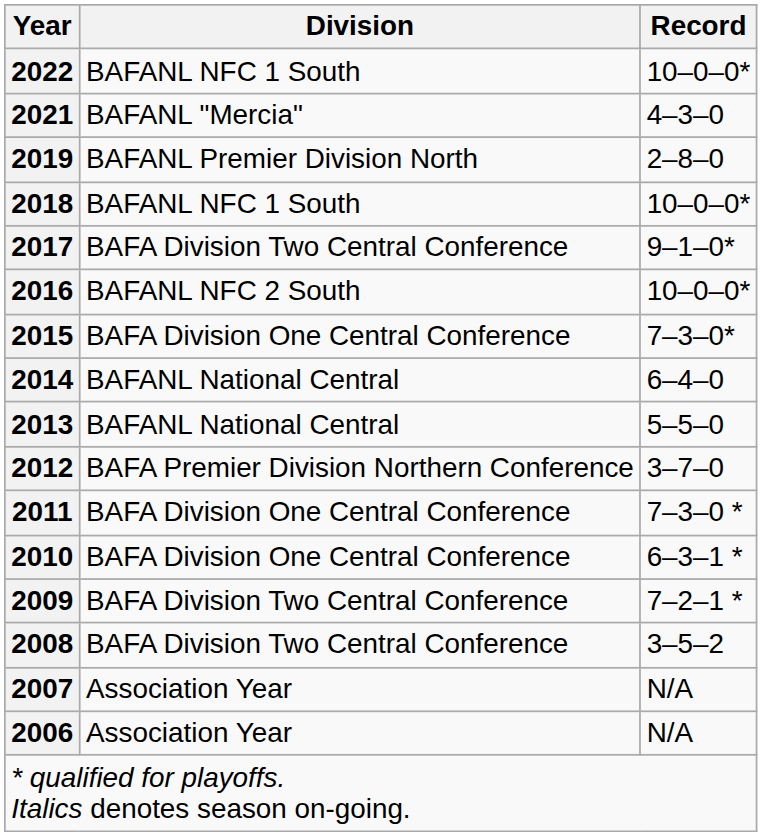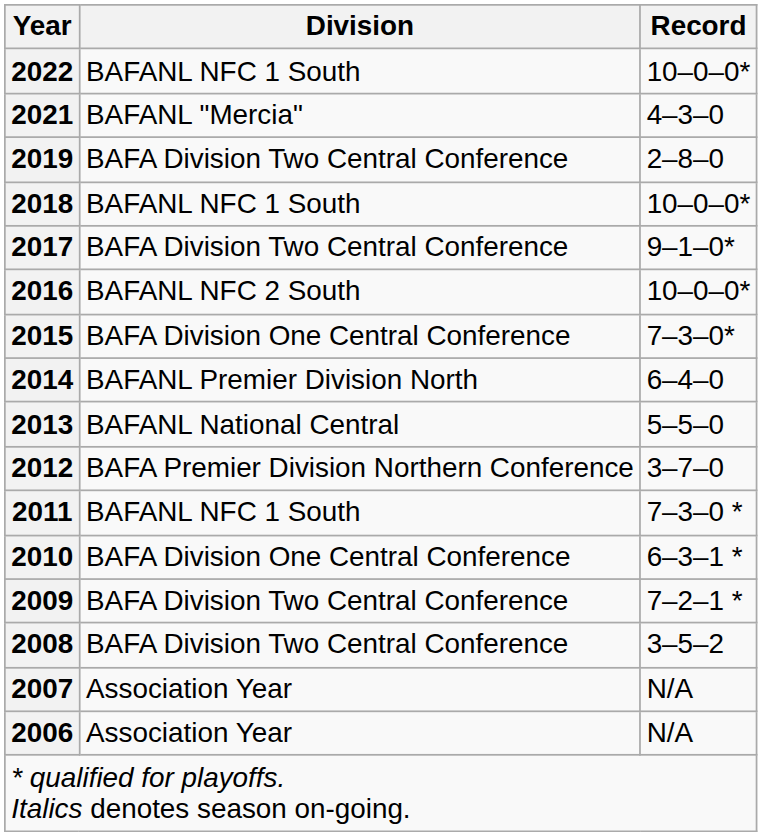(282, 159) BAFANL Premier Division North -> (327, 159) BAFA Division Two Central Conference
(243, 379) BAFANL National Central -> (282, 379) BAFANL Premier Division North
(328, 512) BAFA Division One Central Conference -> (223, 512) BAFANL NFC 1 South
